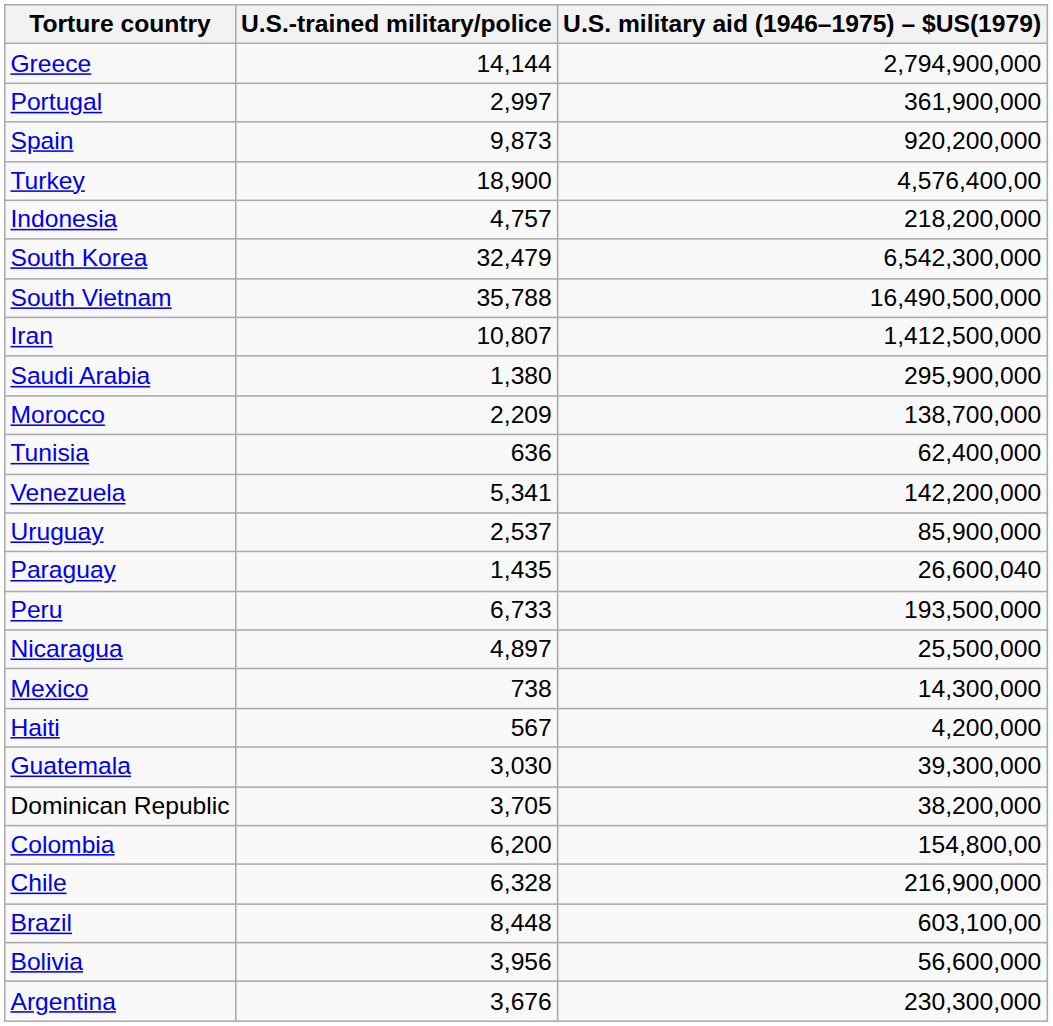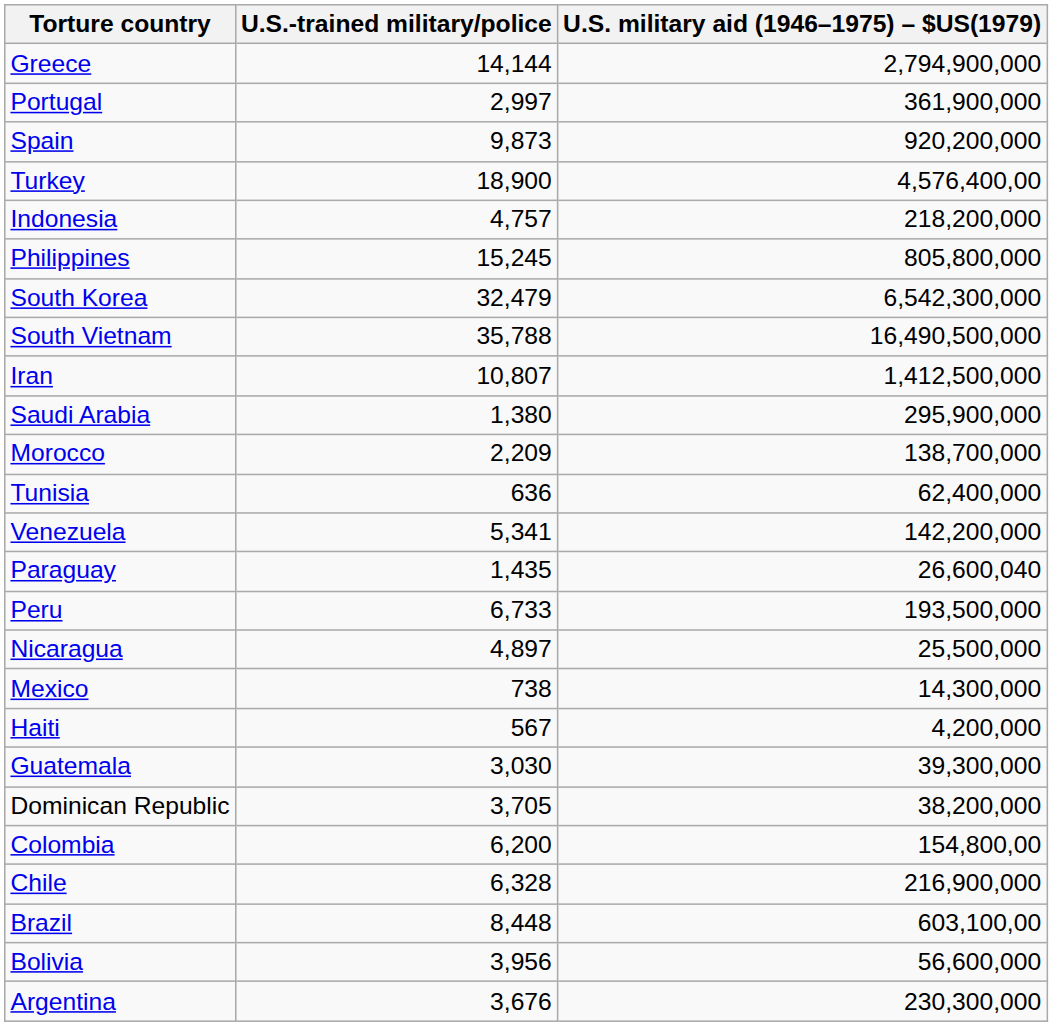+ row: (70, 258)
- row: (57, 532)
